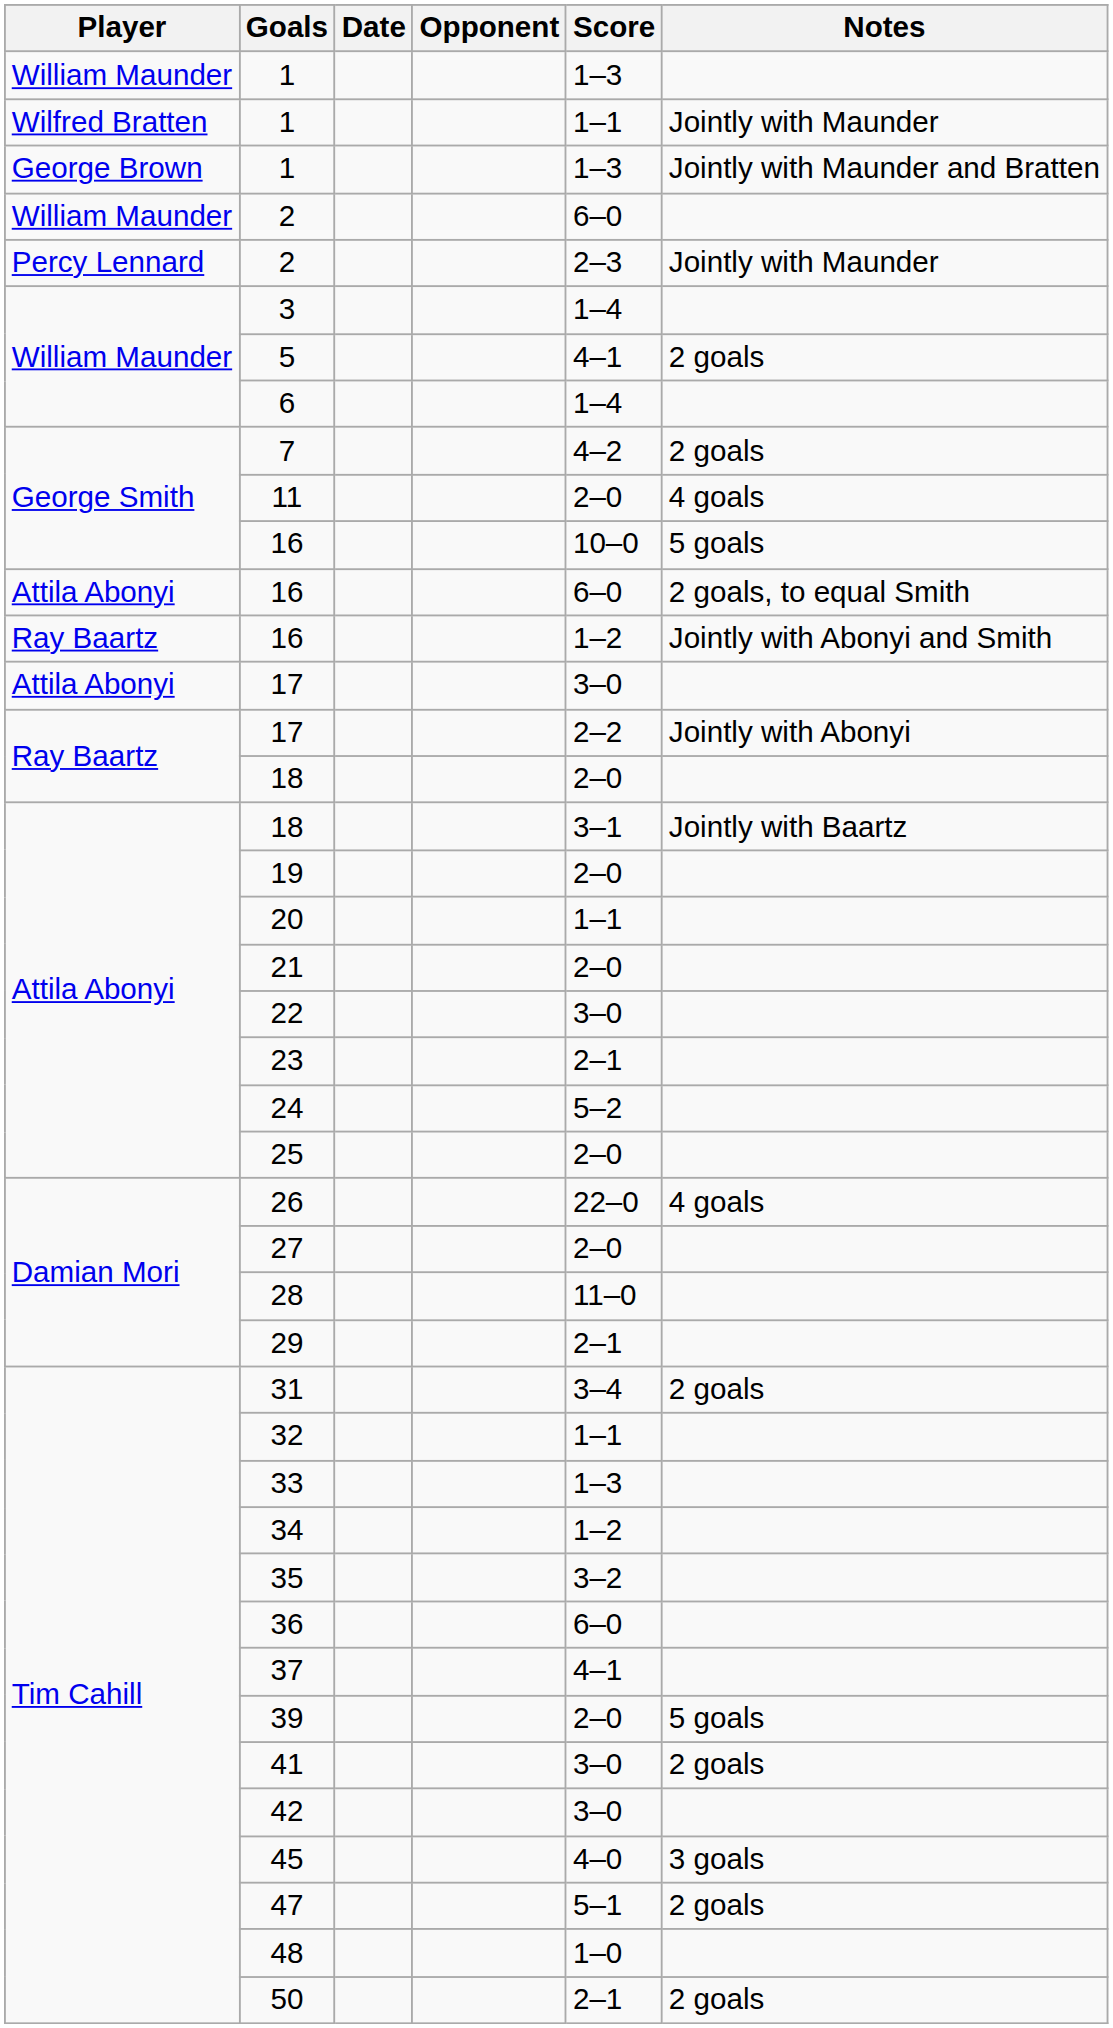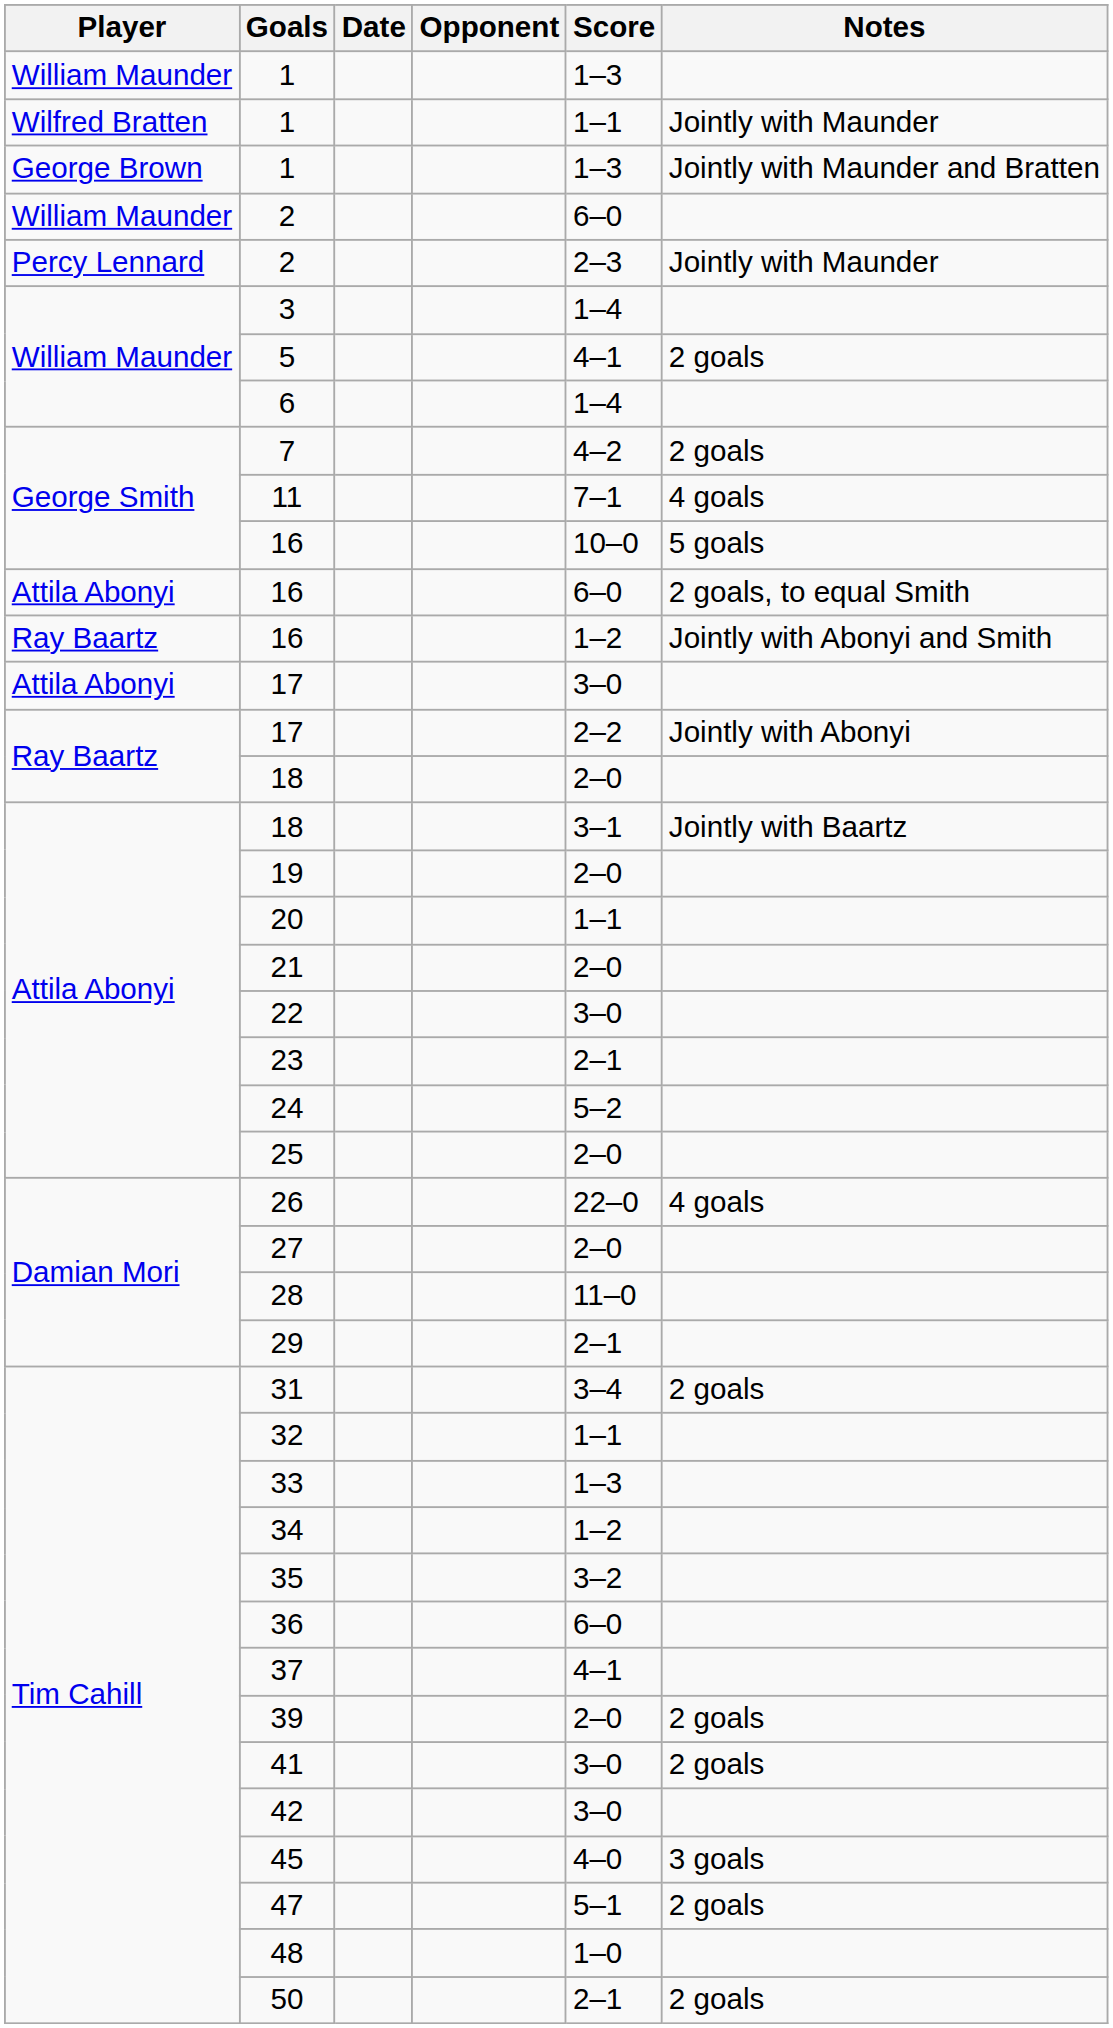(598, 497) 2–0 -> (598, 497) 7–1
(717, 1717) 5 goals -> (717, 1717) 2 goals
